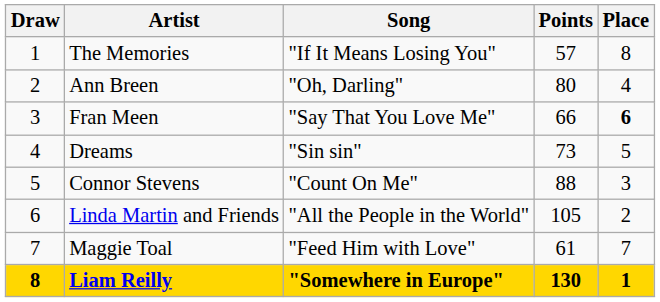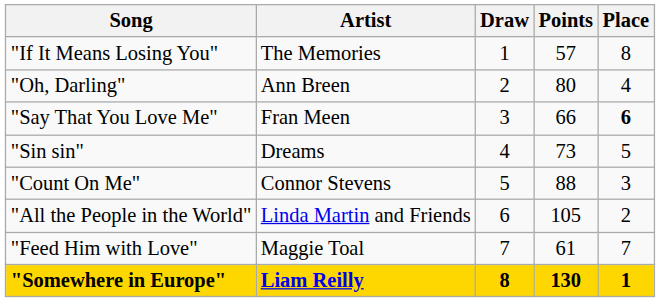columns swapped: (35, 20) <-> (409, 20)
